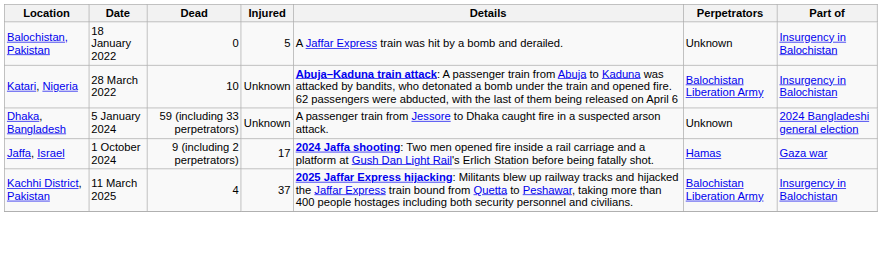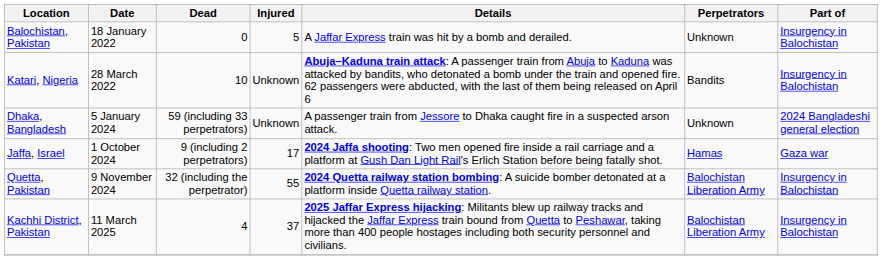(725, 86) Balochistan Liberation Army -> (706, 80) Bandits
+ row: (28, 184)
